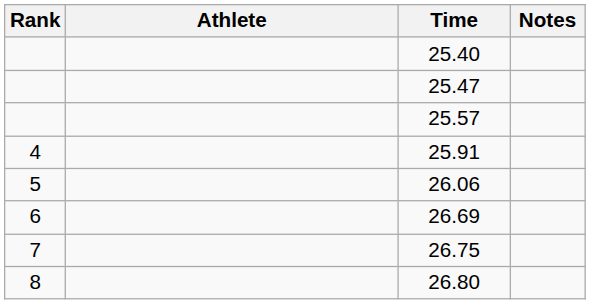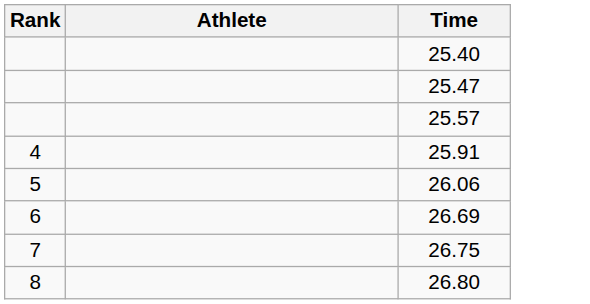- column: (547, 20)
